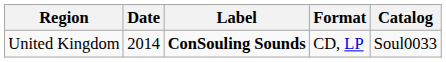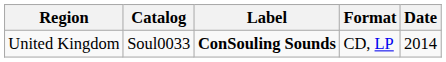columns swapped: (144, 17) <-> (405, 17)
